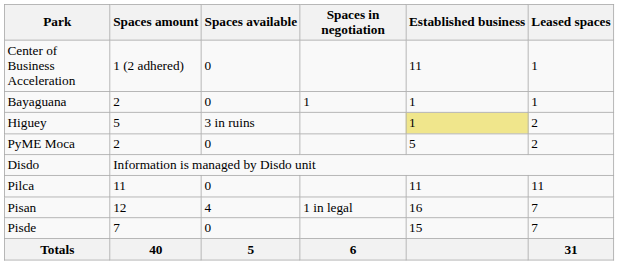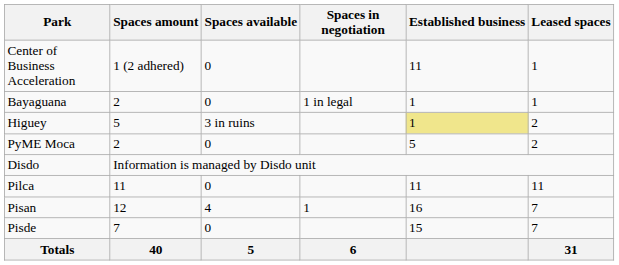(307, 101) 1 -> (328, 101) 1 in legal
(328, 207) 1 in legal -> (307, 207) 1
